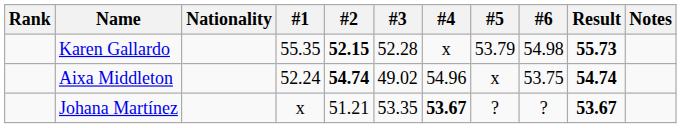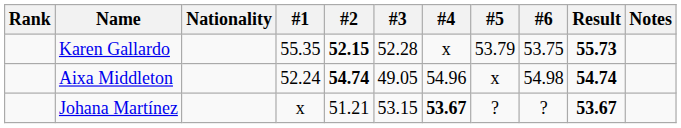(544, 49) 54.98 -> (544, 49) 53.75
(398, 78) 49.02 -> (398, 78) 49.05
(544, 78) 53.75 -> (544, 78) 54.98
(398, 108) 53.35 -> (398, 108) 53.15
